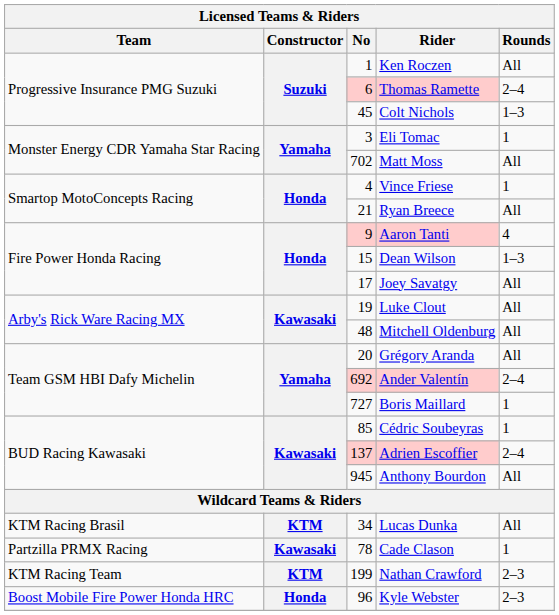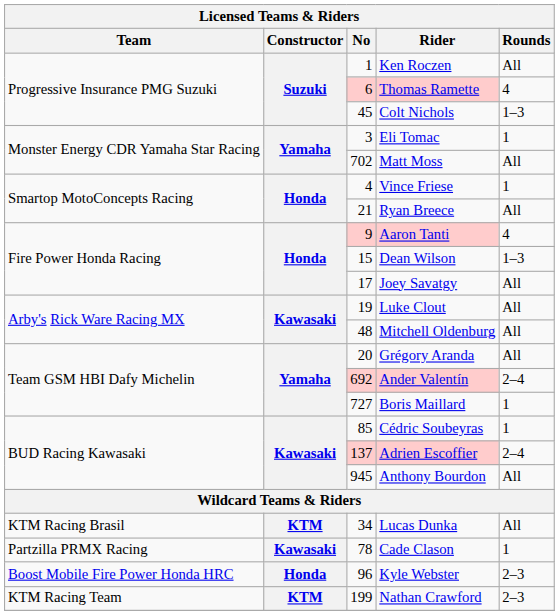(513, 88) 2–4 -> (506, 88) 4
rows swapped: (419, 597) <-> (430, 573)
